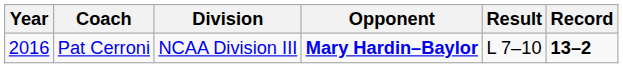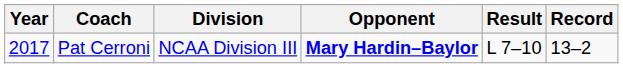(29, 47) 2016 -> (29, 47) 2017
(571, 47) bold -> (571, 47) normal
